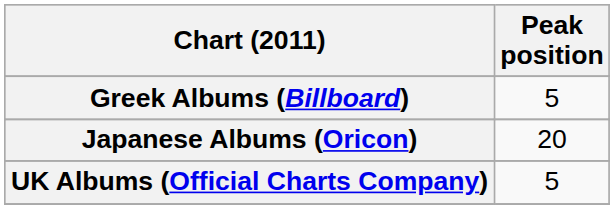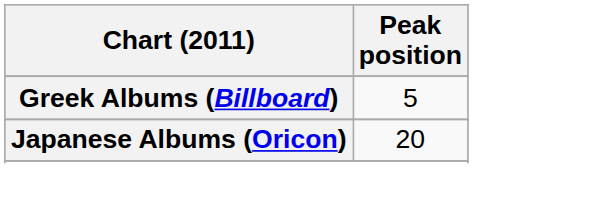- row: (250, 181)
